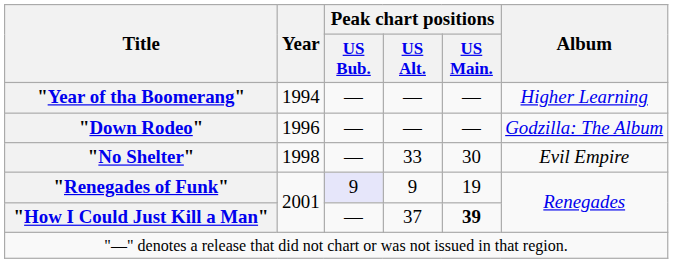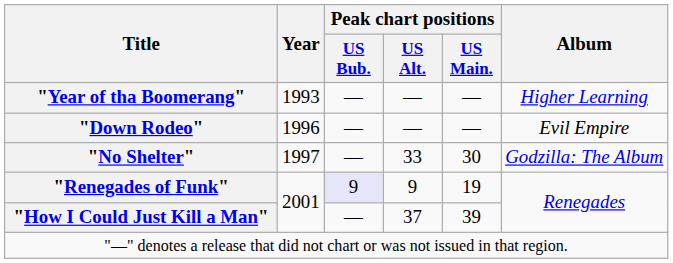(301, 97) 1994 -> (301, 97) 1993
(584, 127) Godzilla: The Album -> (584, 127) Evil Empire
(301, 157) 1998 -> (301, 157) 1997
(584, 157) Evil Empire -> (584, 157) Godzilla: The Album
(471, 217) bold -> (471, 217) normal
